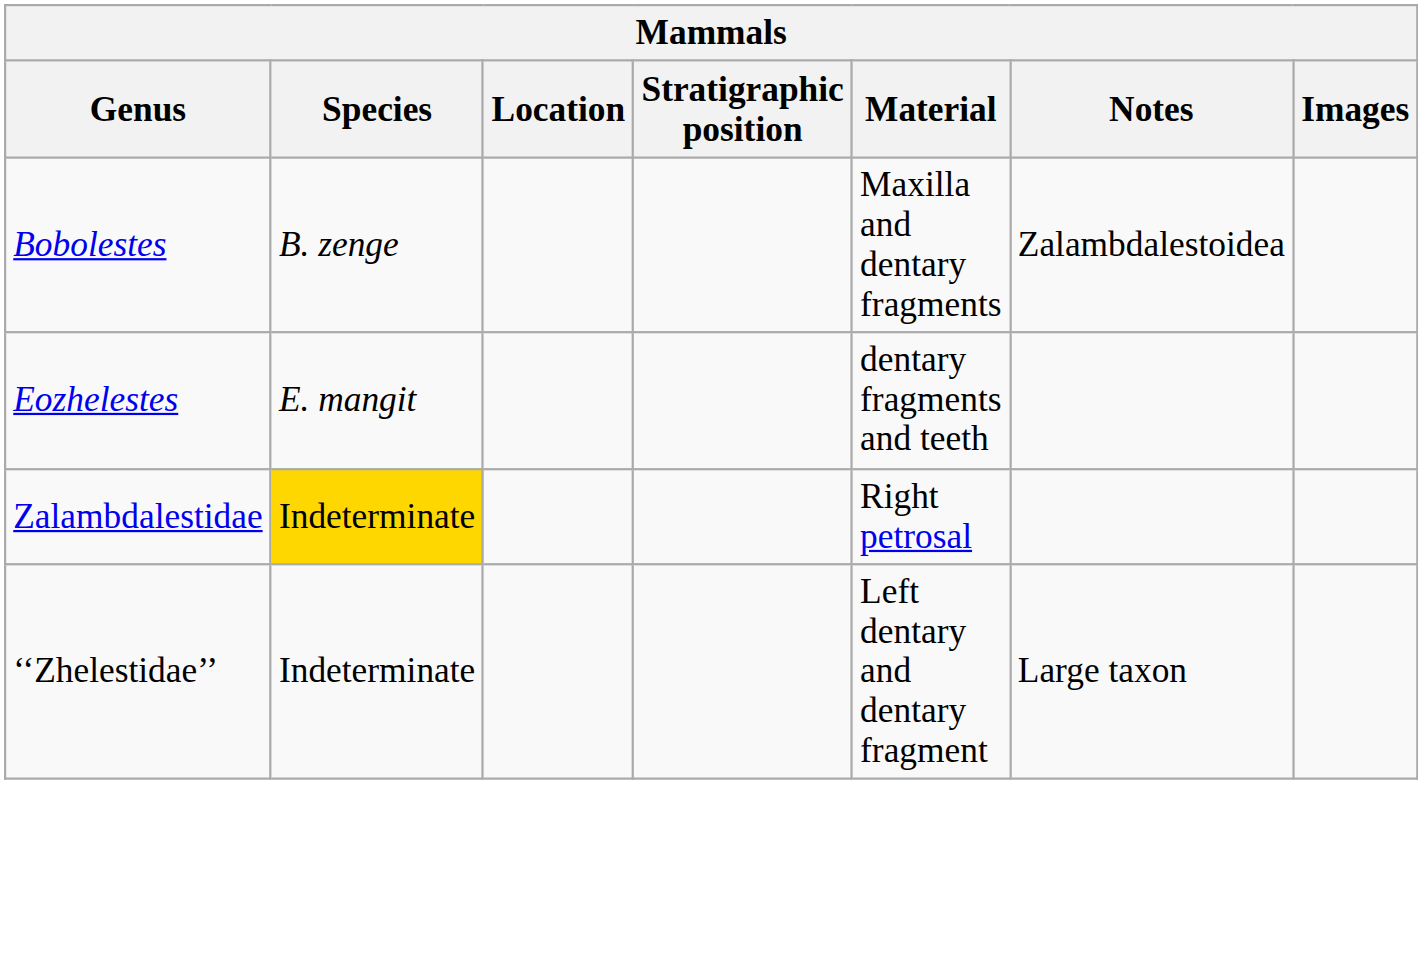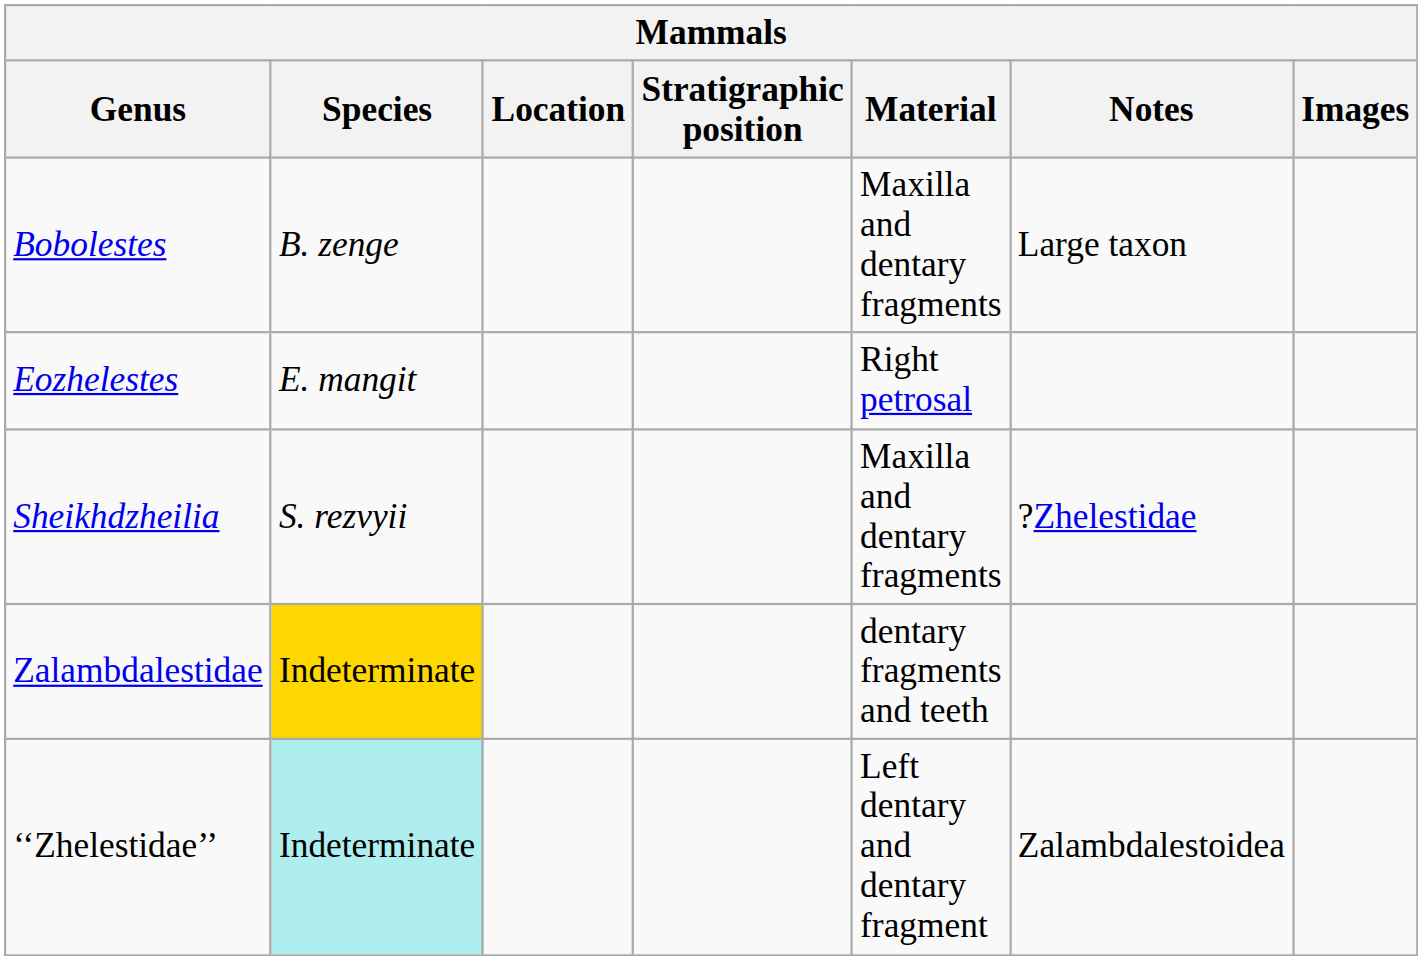(1151, 244) Zalambdalestoidea -> (1102, 244) Large taxon
(931, 399) dentary fragments and teeth -> (916, 379) Right petrosal
+ row: (116, 515)
(916, 515) Right petrosal -> (931, 670) dentary fragments and teeth
(377, 670) no background -> (377, 846) paleturquoise background
(1102, 670) Large taxon -> (1151, 846) Zalambdalestoidea
